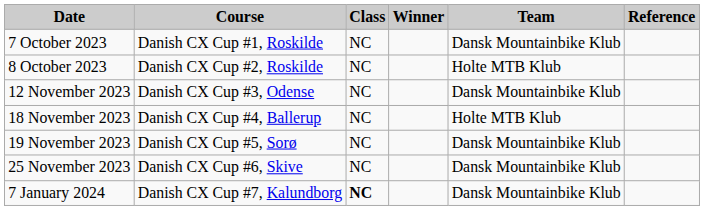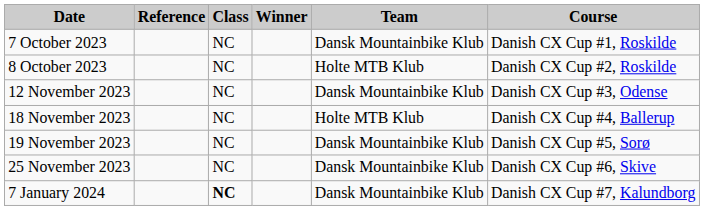columns swapped: (240, 17) <-> (662, 17)
